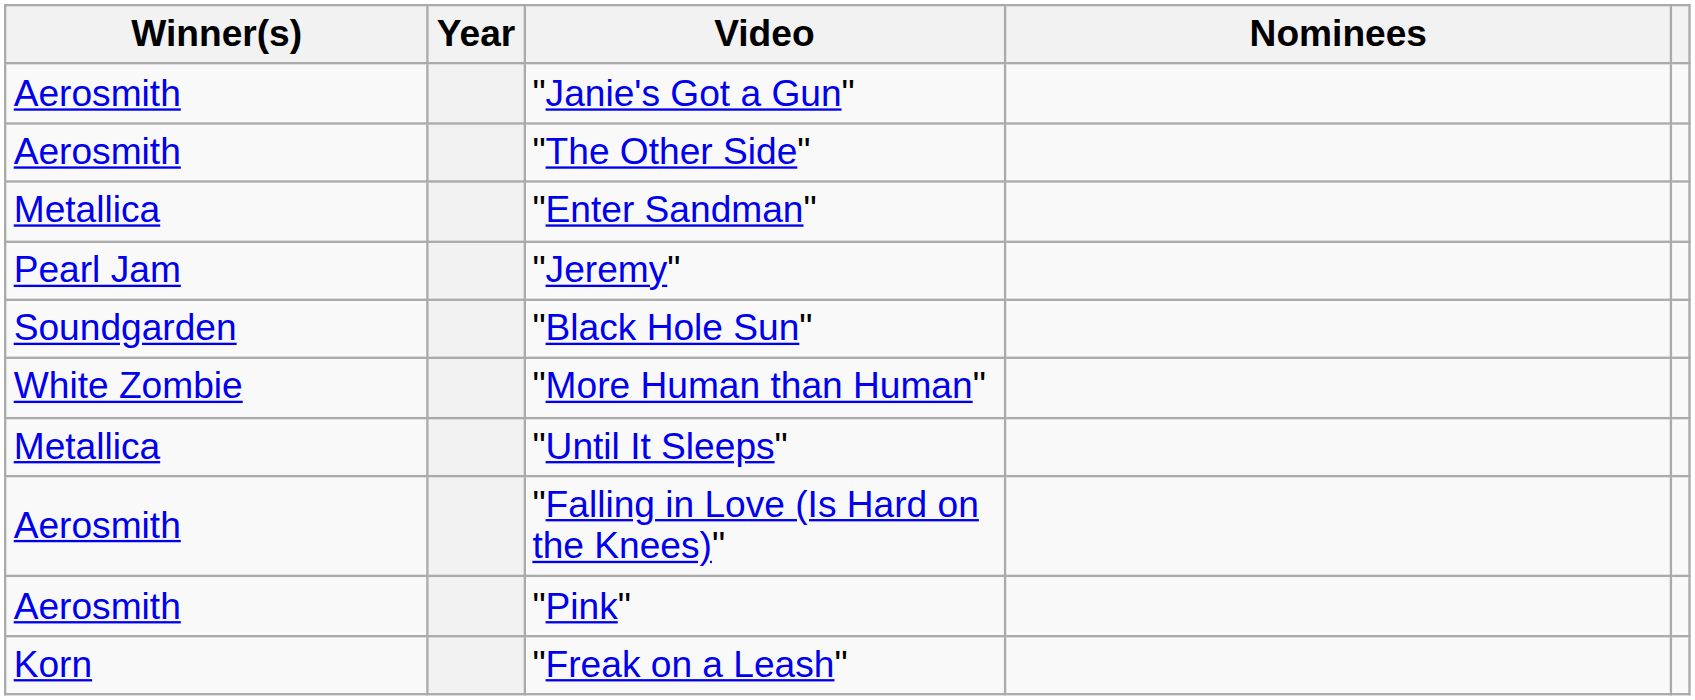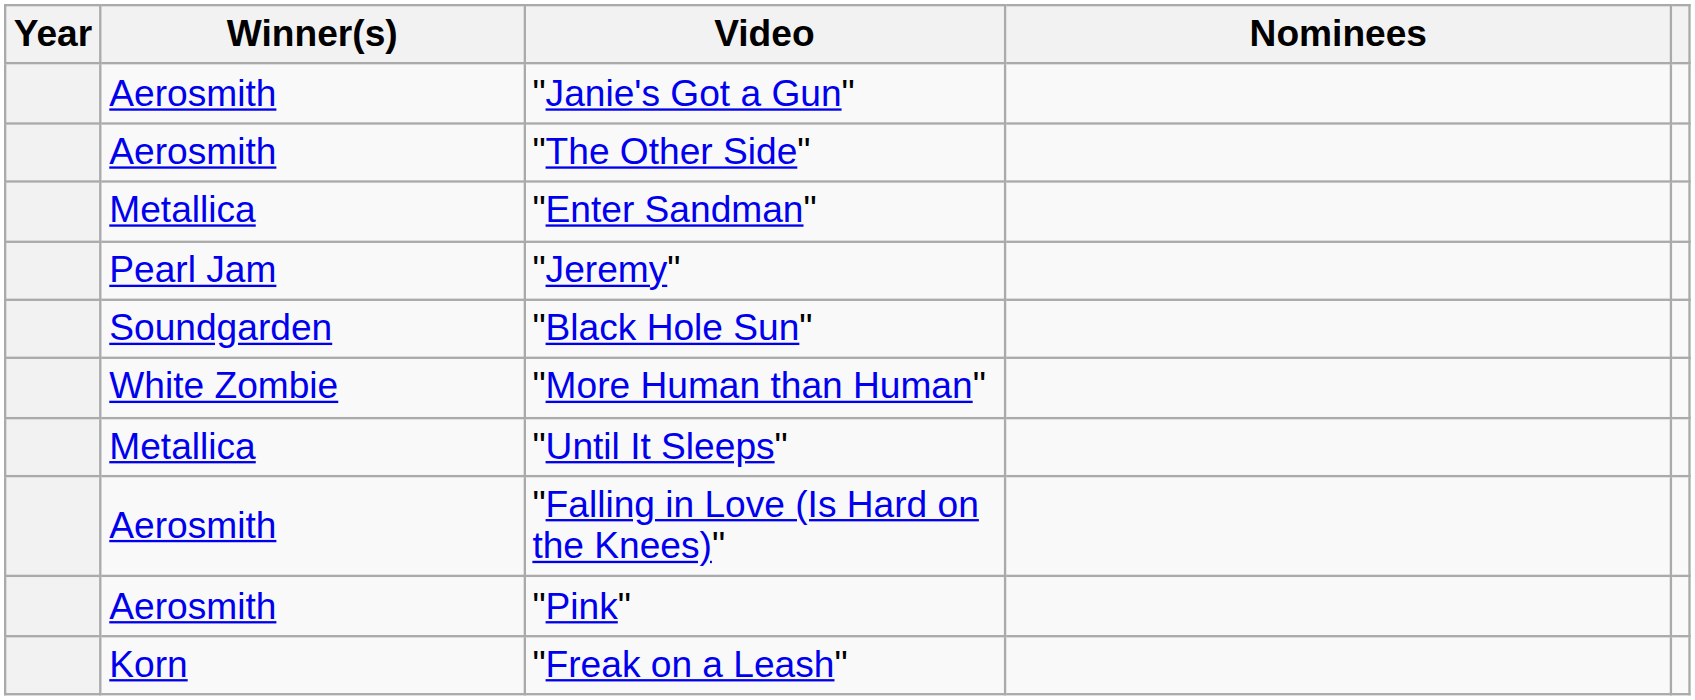columns swapped: (476, 33) <-> (217, 33)
